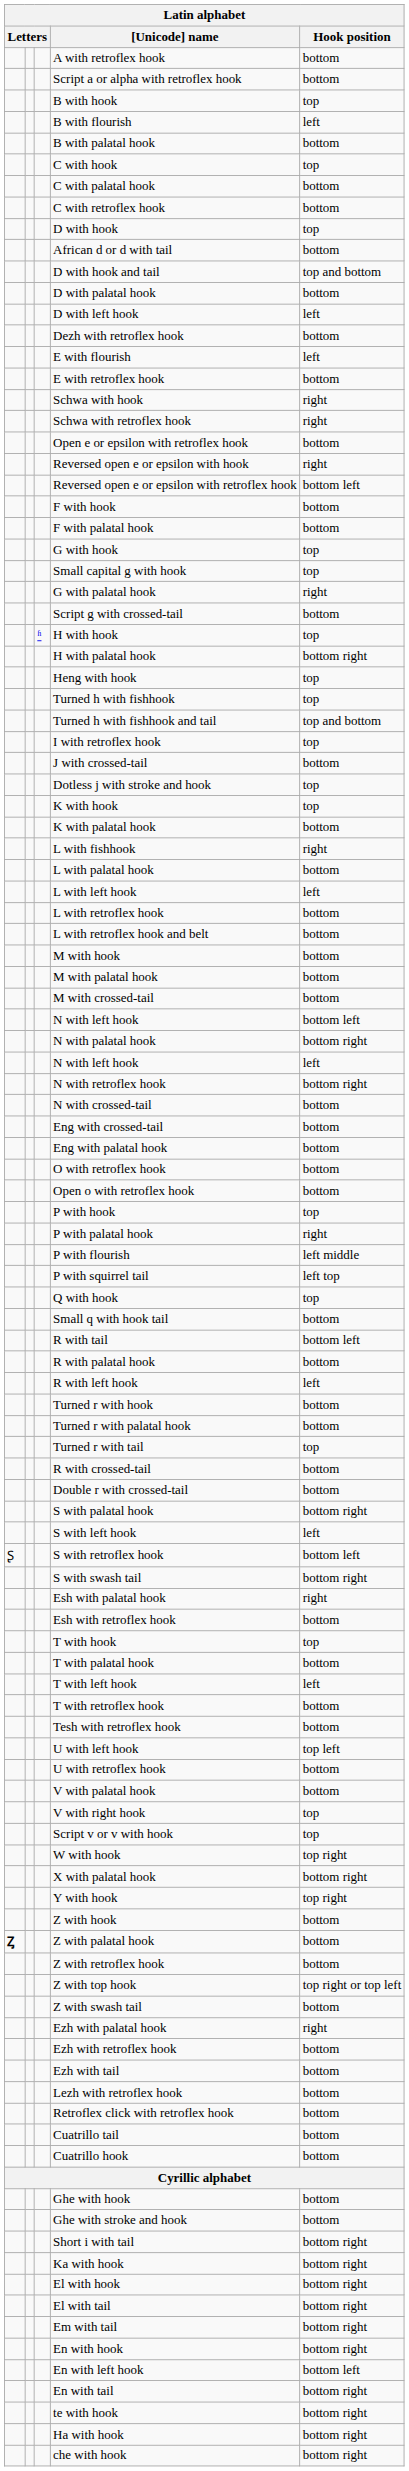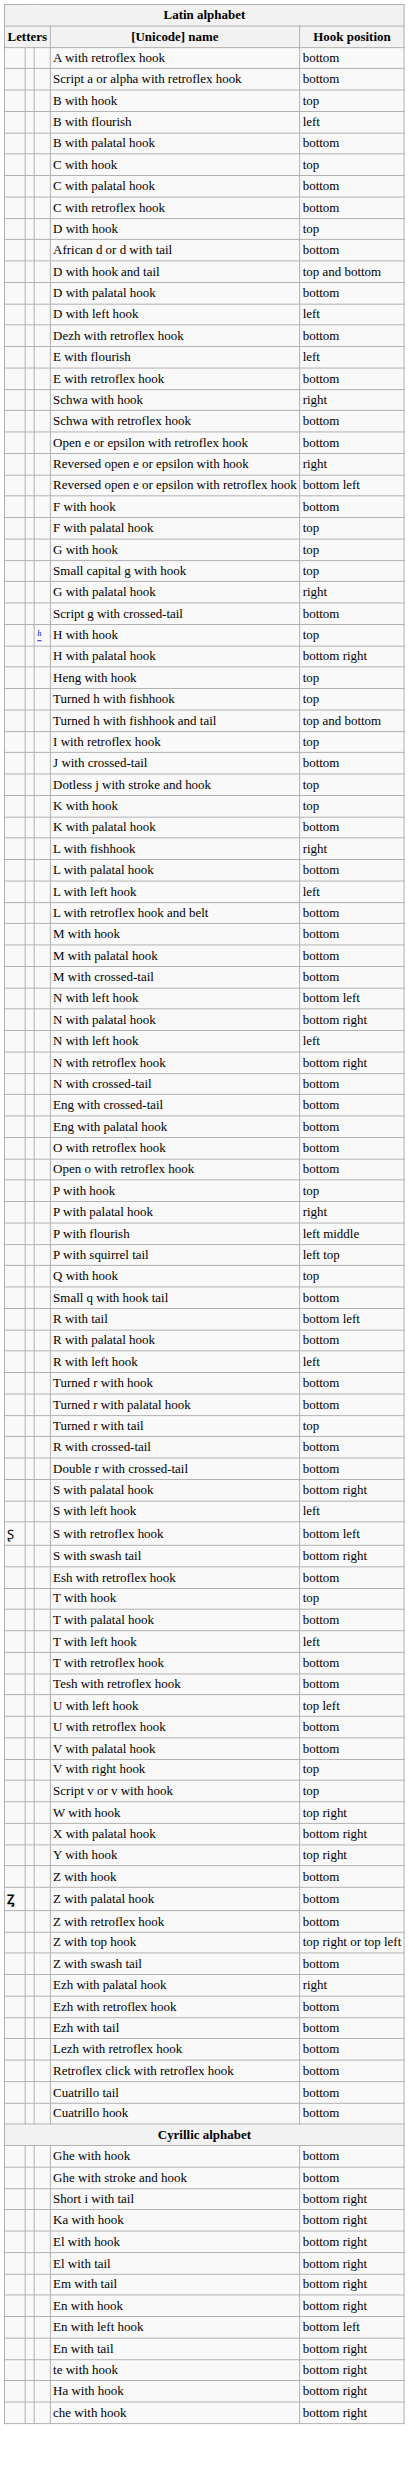(315, 421) right -> (321, 421) bottom
(321, 528) bottom -> (311, 528) top
- row: (15, 913)
- row: (15, 1599)
